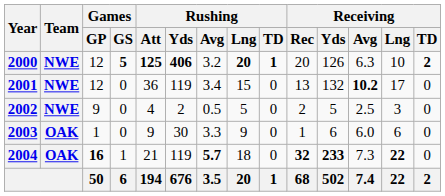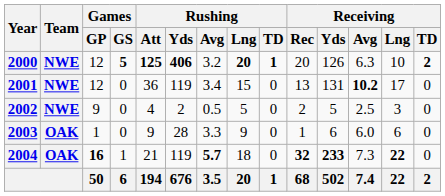(333, 86) 132 -> (333, 86) 131
(181, 132) 30 -> (181, 132) 28
